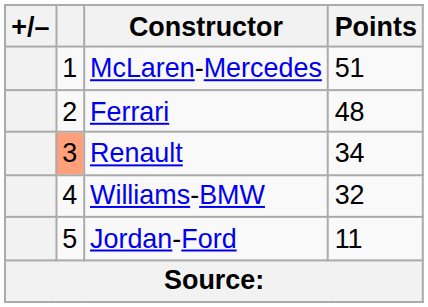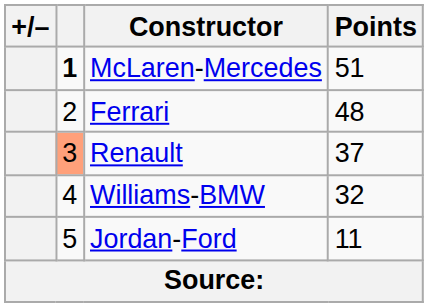(70, 68) normal -> (70, 68) bold
(350, 153) 34 -> (350, 153) 37
